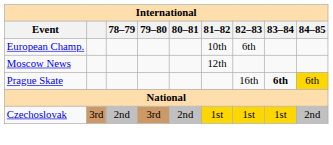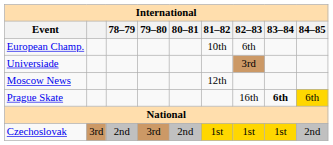+ row: (33, 64)
